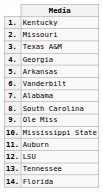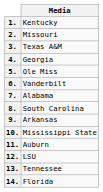(40, 71) Arkansas -> (40, 71) Ole Miss
(40, 120) Ole Miss -> (40, 120) Arkansas
